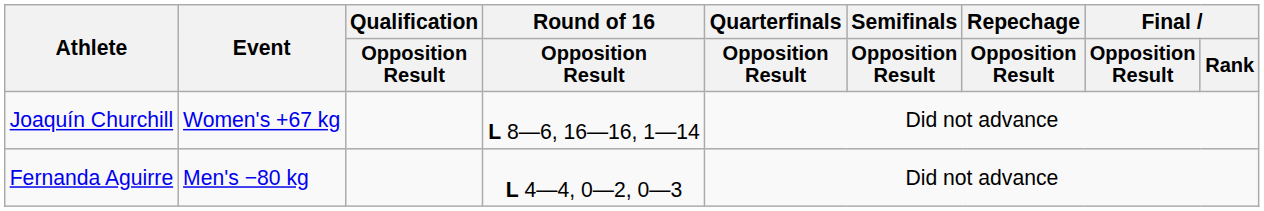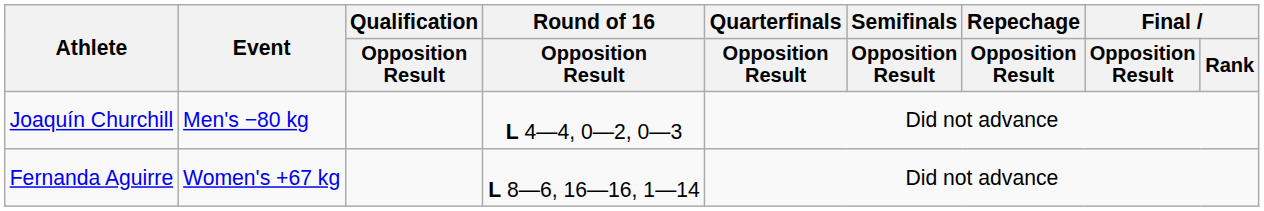(262, 121) Women's +67 kg -> (246, 121) Men's −80 kg
(594, 132) L 8—6, 16—16, 1—14 -> (594, 132) L 4—4, 0—2, 0—3
(246, 178) Men's −80 kg -> (262, 178) Women's +67 kg
(594, 189) L 4—4, 0—2, 0—3 -> (594, 189) L 8—6, 16—16, 1—14
